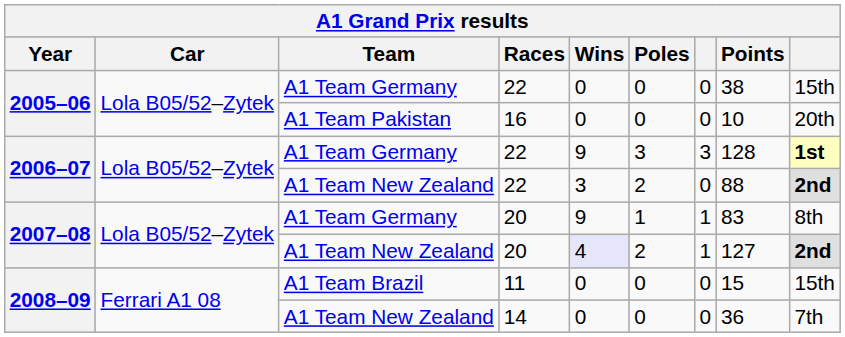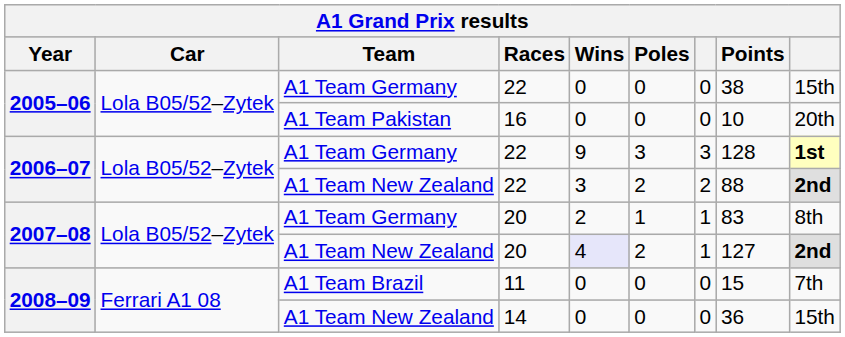(705, 185) 0 -> (705, 185) 2
(581, 218) 9 -> (581, 218) 2
(815, 283) 15th -> (809, 283) 7th
(809, 316) 7th -> (815, 316) 15th
